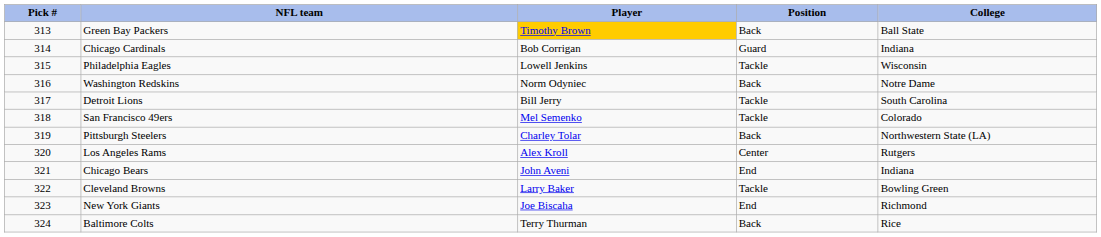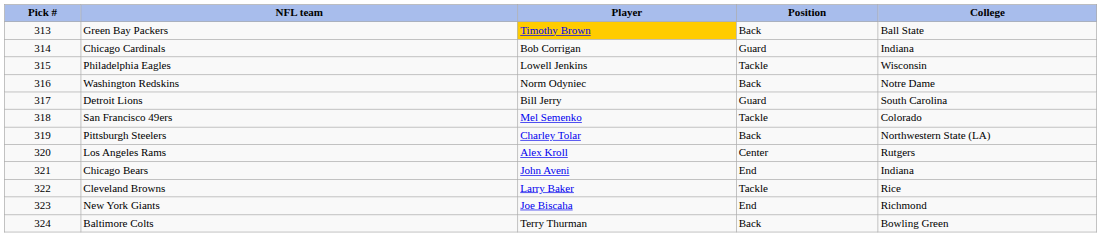(753, 100) Tackle -> (752, 100) Guard
(915, 188) Bowling Green -> (891, 188) Rice
(891, 223) Rice -> (915, 223) Bowling Green
